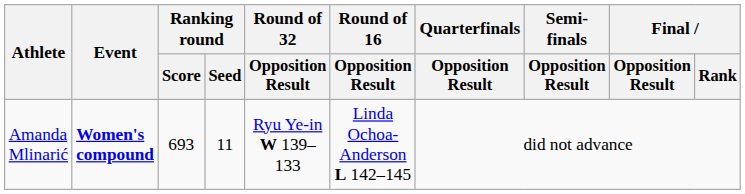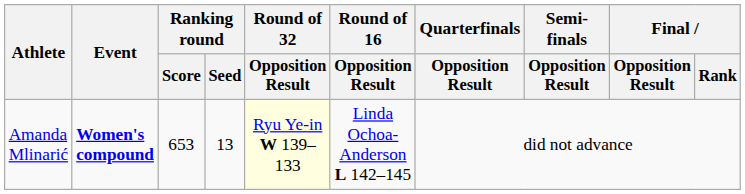(181, 144) 693 -> (181, 144) 653
(225, 144) 11 -> (225, 144) 13
(288, 144) no background -> (288, 144) lightyellow background
